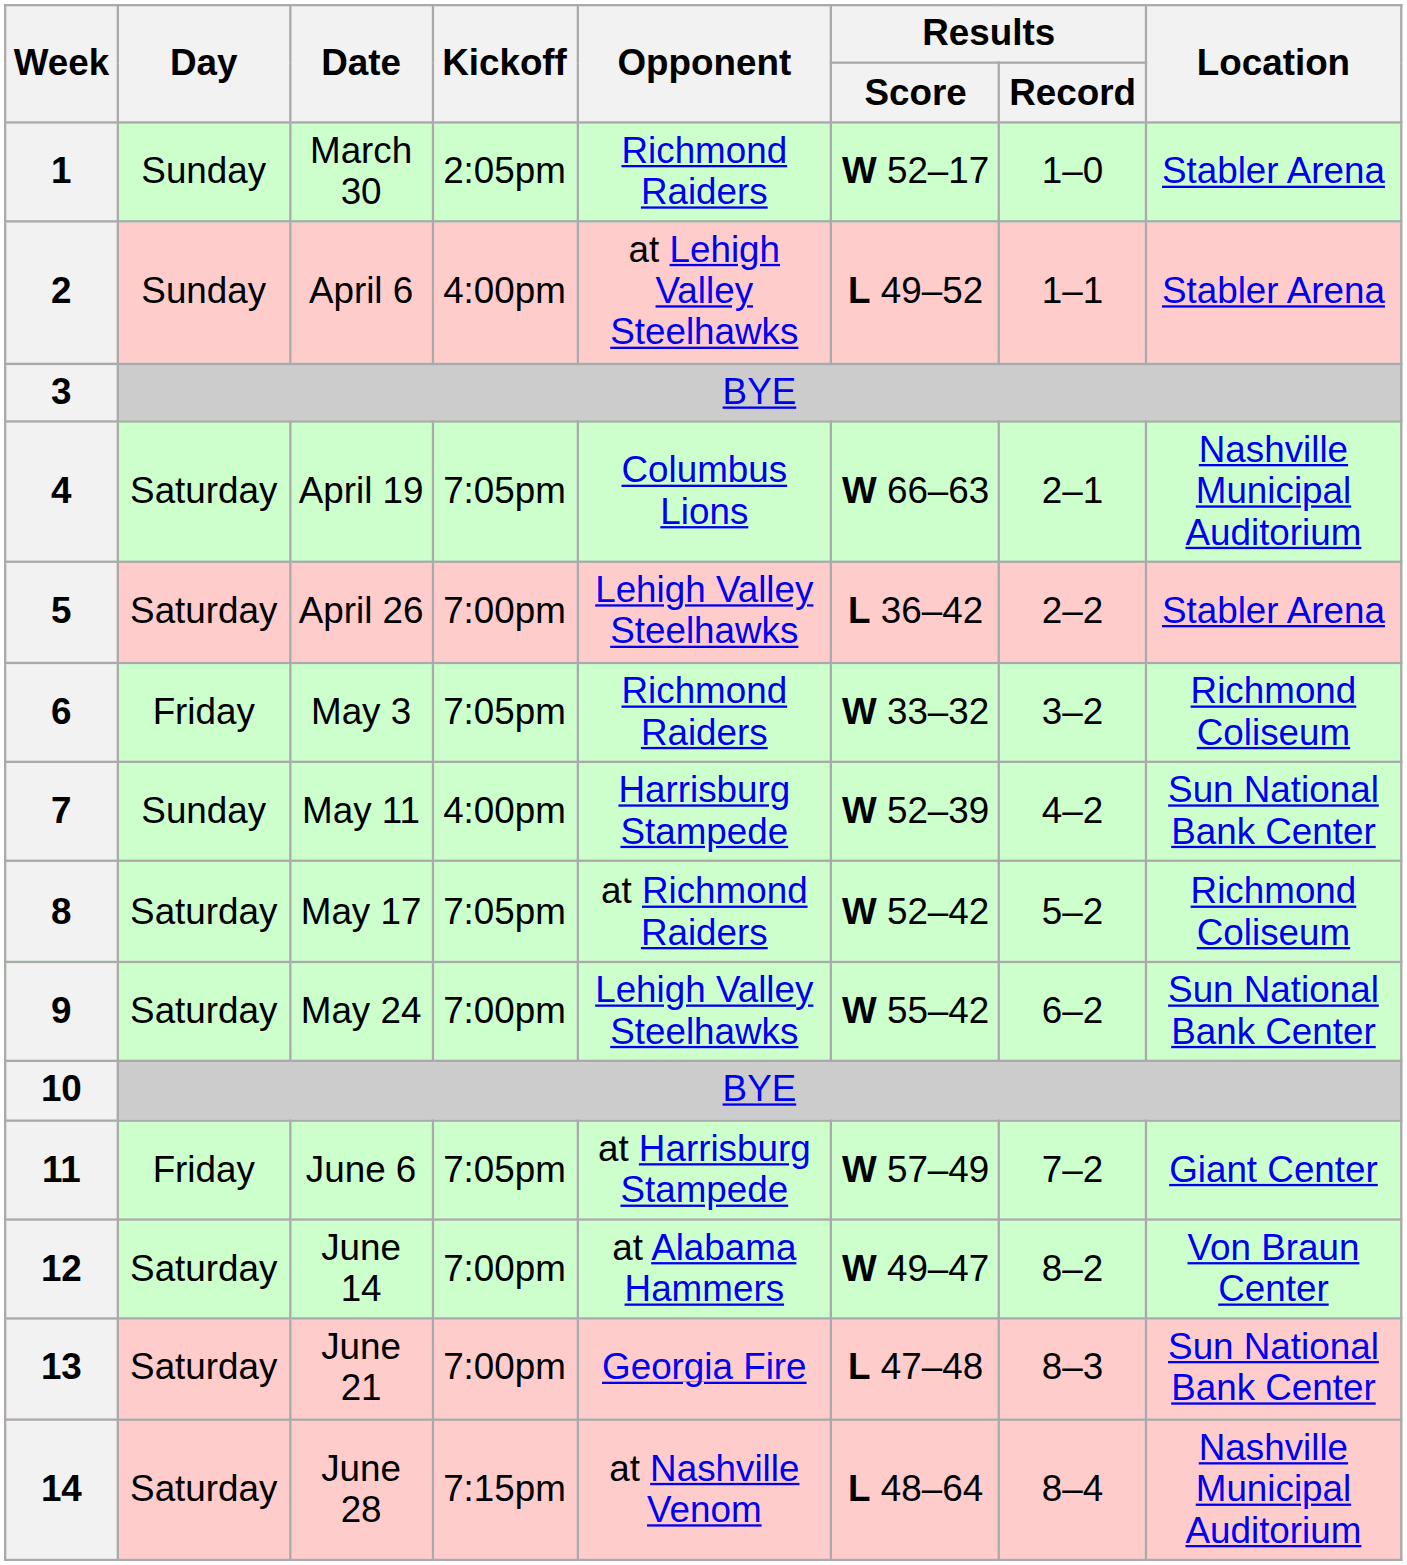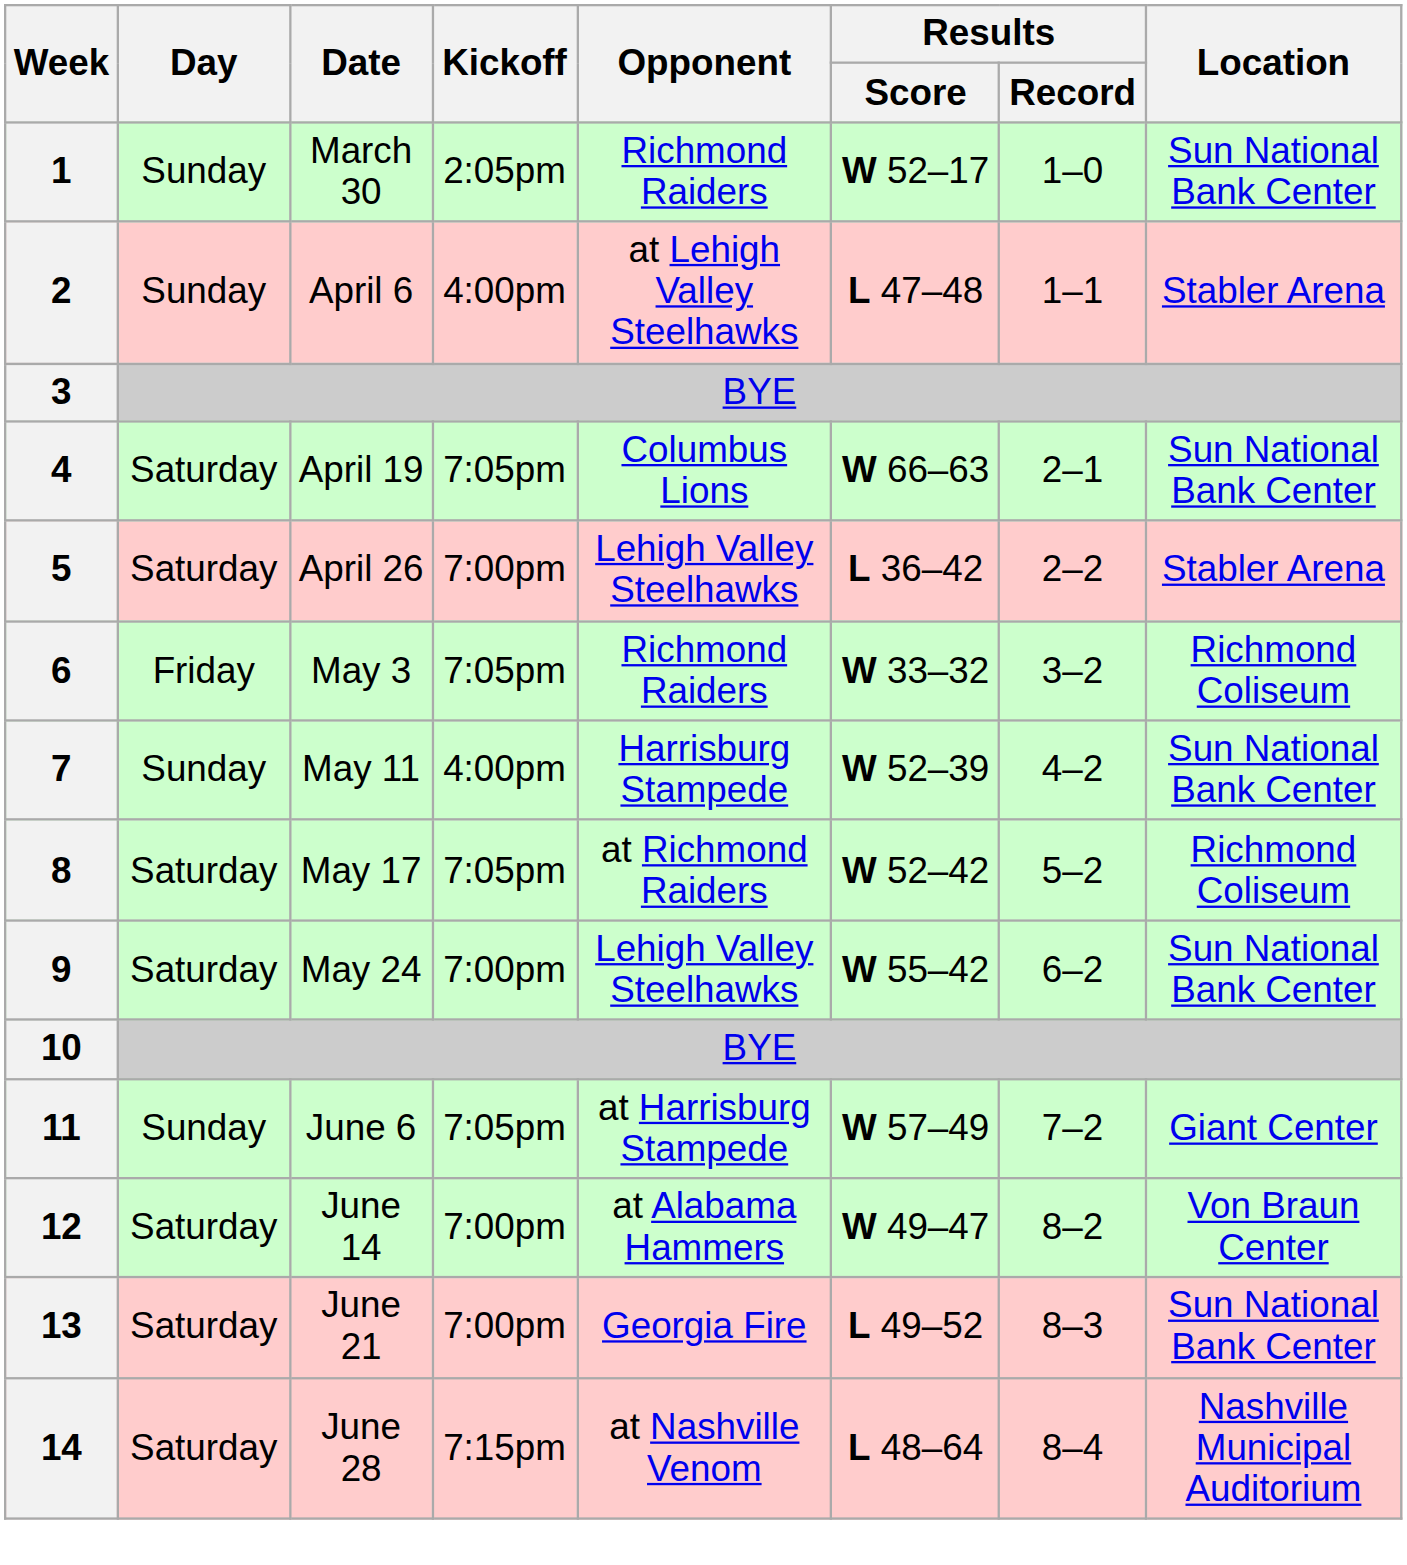(1273, 171) Stabler Arena -> (1273, 171) Sun National Bank Center
(916, 291) L 49–52 -> (916, 291) L 47–48
(1273, 491) Nashville Municipal Auditorium -> (1273, 470) Sun National Bank Center
(204, 1168) Friday -> (204, 1127) Sunday
(916, 1368) L 47–48 -> (916, 1326) L 49–52
